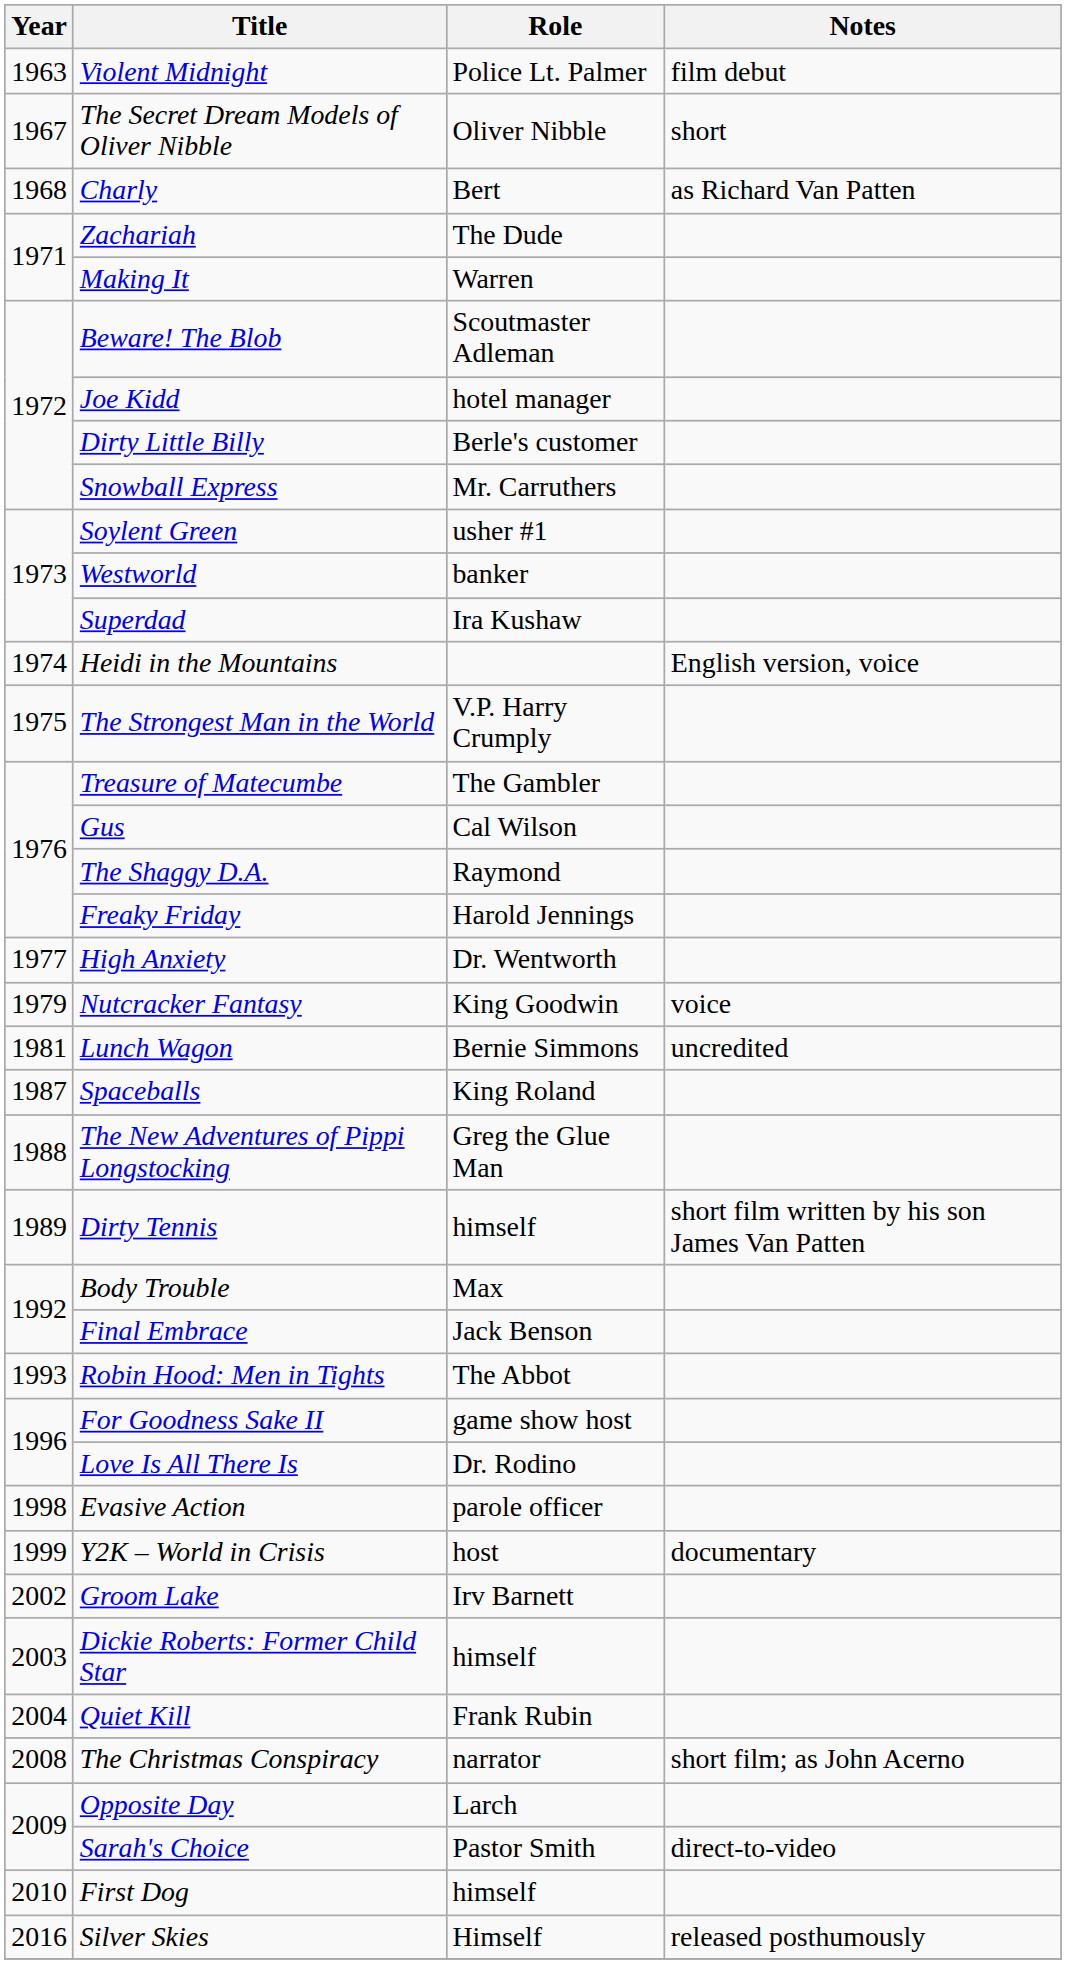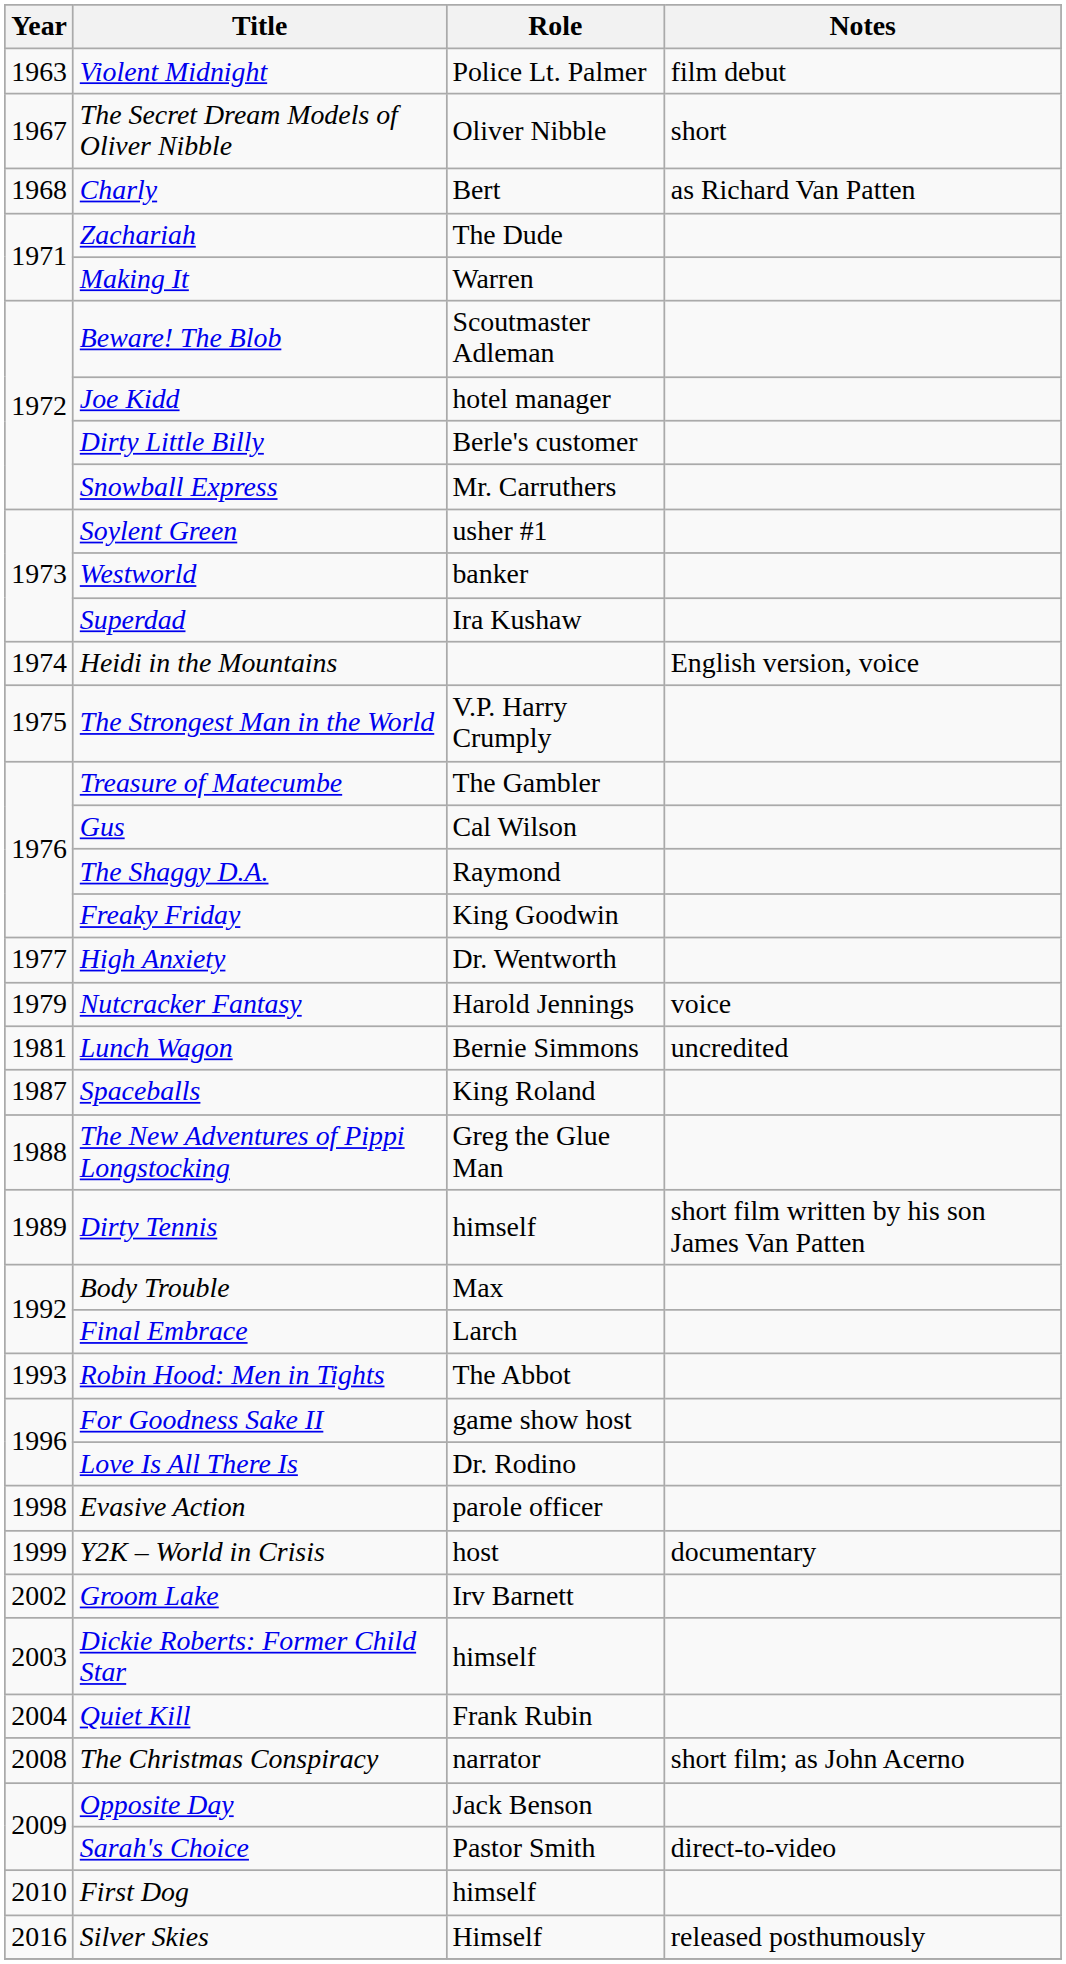(543, 915) Harold Jennings -> (536, 915) King Goodwin
(536, 1003) King Goodwin -> (543, 1003) Harold Jennings
(522, 1331) Jack Benson -> (485, 1331) Larch
(485, 1803) Larch -> (522, 1803) Jack Benson
